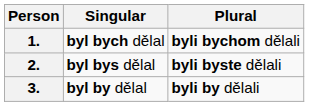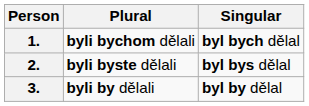columns swapped: (116, 16) <-> (236, 16)
